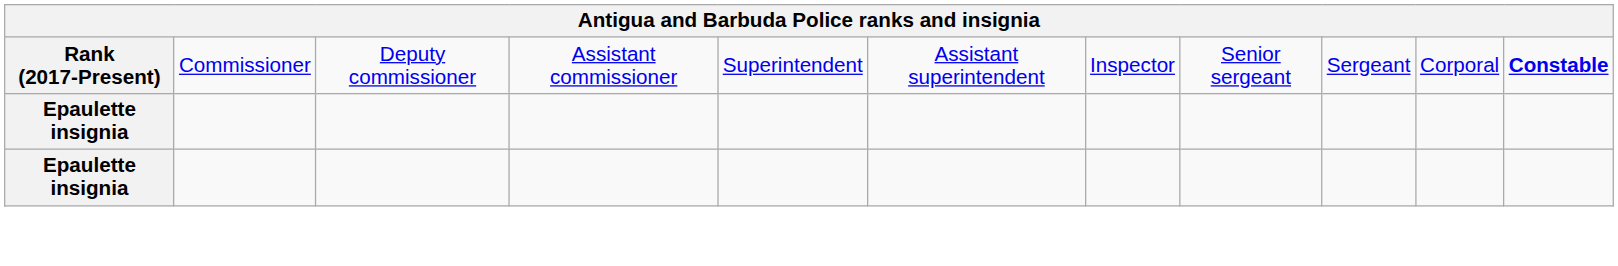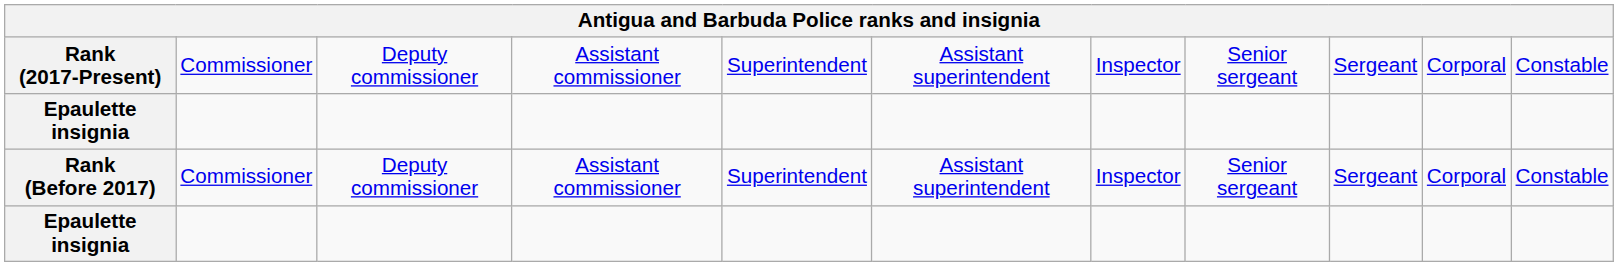(1559, 65) bold -> (1562, 65) normal
+ row: (90, 177)
